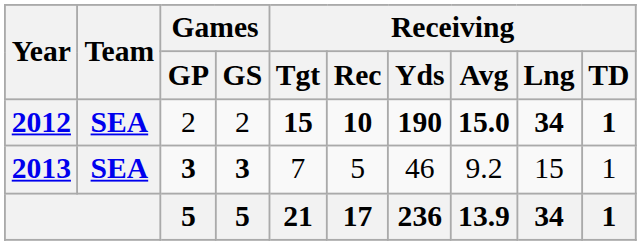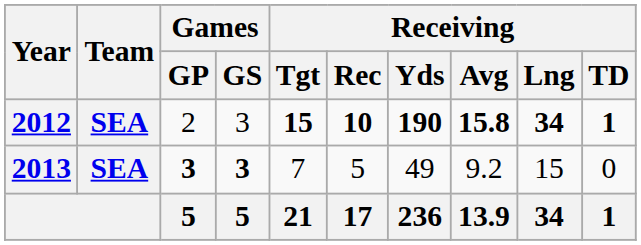(242, 121) 2 -> (242, 121) 3
(484, 121) 15.0 -> (484, 121) 15.8
(420, 168) 46 -> (420, 168) 49
(609, 168) 1 -> (609, 168) 0
